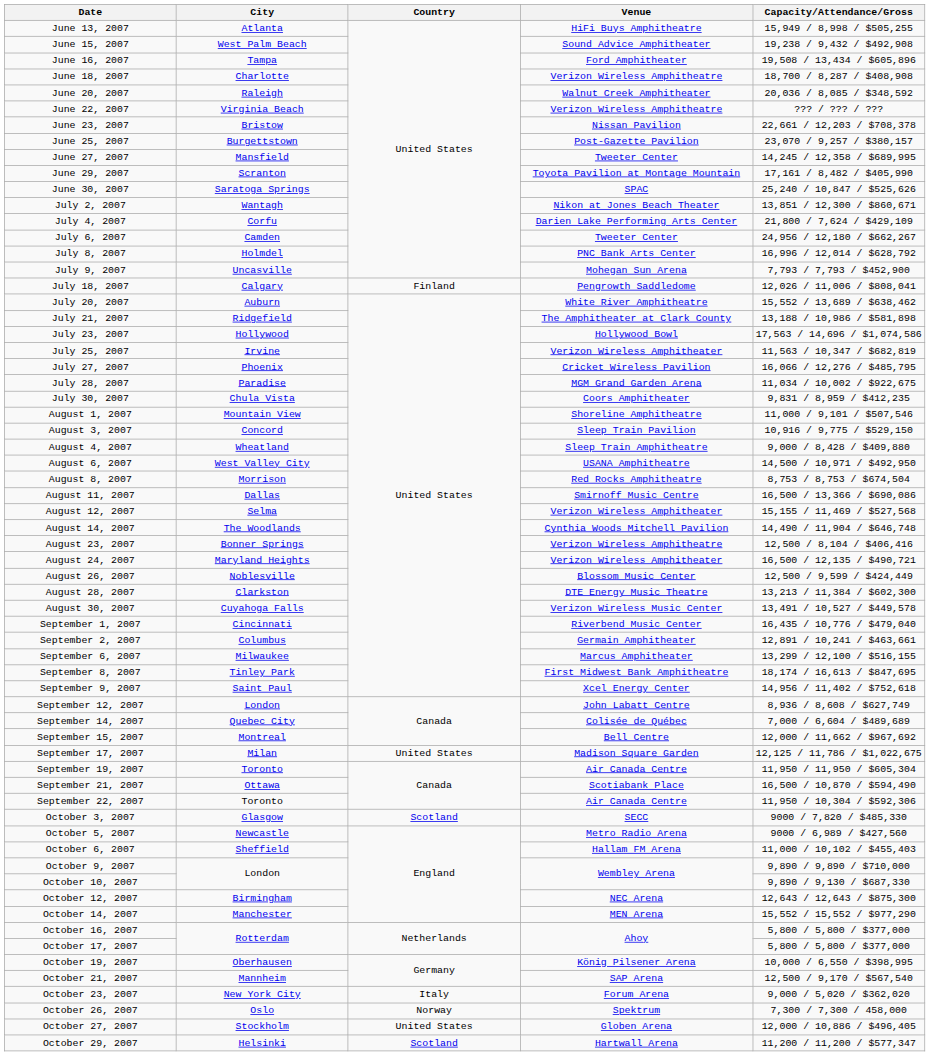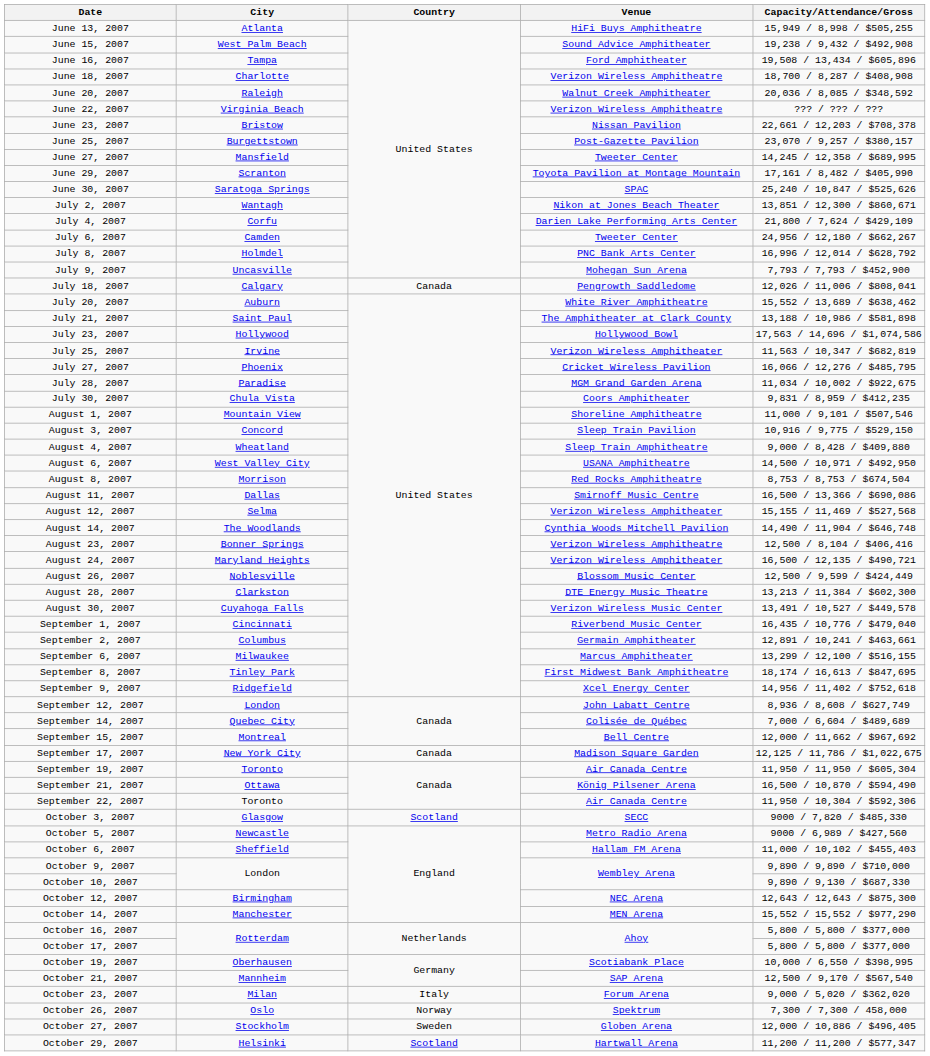(434, 286) Finland -> (434, 286) Canada
(262, 318) Ridgefield -> (262, 318) Saint Paul
(262, 689) Saint Paul -> (262, 689) Ridgefield
(262, 753) Milan -> (262, 753) New York City
(434, 753) United States -> (434, 753) Canada
(636, 785) Scotiabank Place -> (636, 785) König Pilsener Arena
(636, 962) König Pilsener Arena -> (636, 962) Scotiabank Place
(262, 995) New York City -> (262, 995) Milan
(434, 1027) United States -> (434, 1027) Sweden
